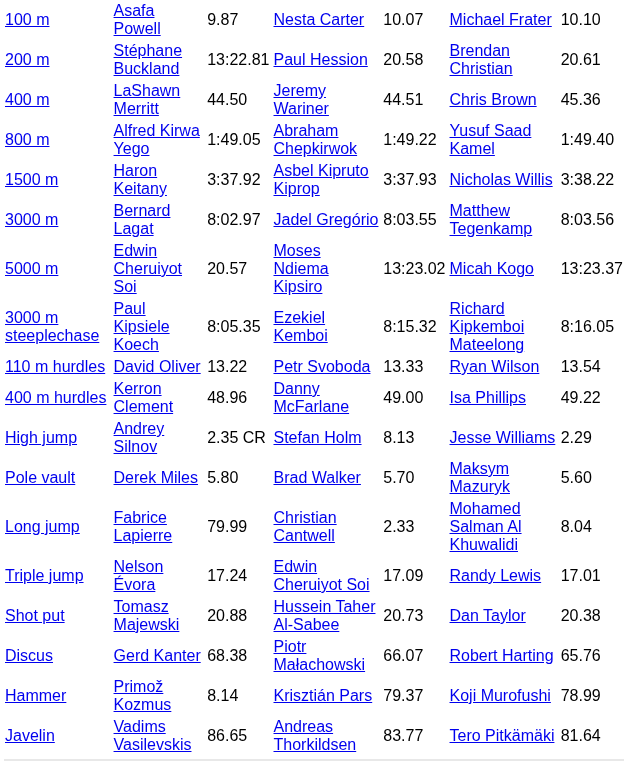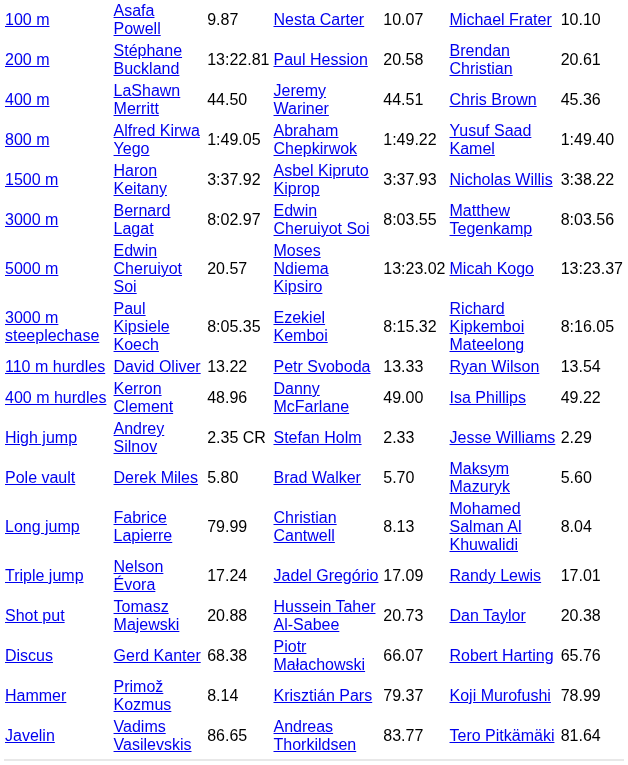(326, 220) Jadel Gregório -> (322, 220) Edwin Cheruiyot Soi
(399, 438) 8.13 -> (399, 438) 2.33
(399, 526) 2.33 -> (399, 526) 8.13
(322, 576) Edwin Cheruiyot Soi -> (326, 576) Jadel Gregório
